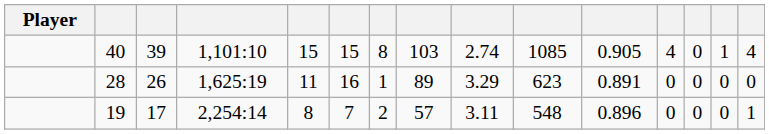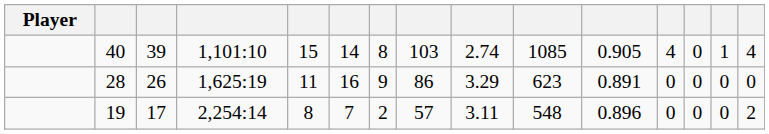(349, 50) 15 -> (349, 50) 14
(383, 81) 1 -> (383, 81) 9
(424, 81) 89 -> (424, 81) 86
(751, 112) 1 -> (751, 112) 2
